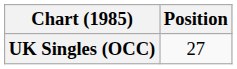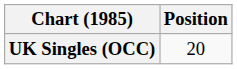(196, 48) 27 -> (196, 48) 20
